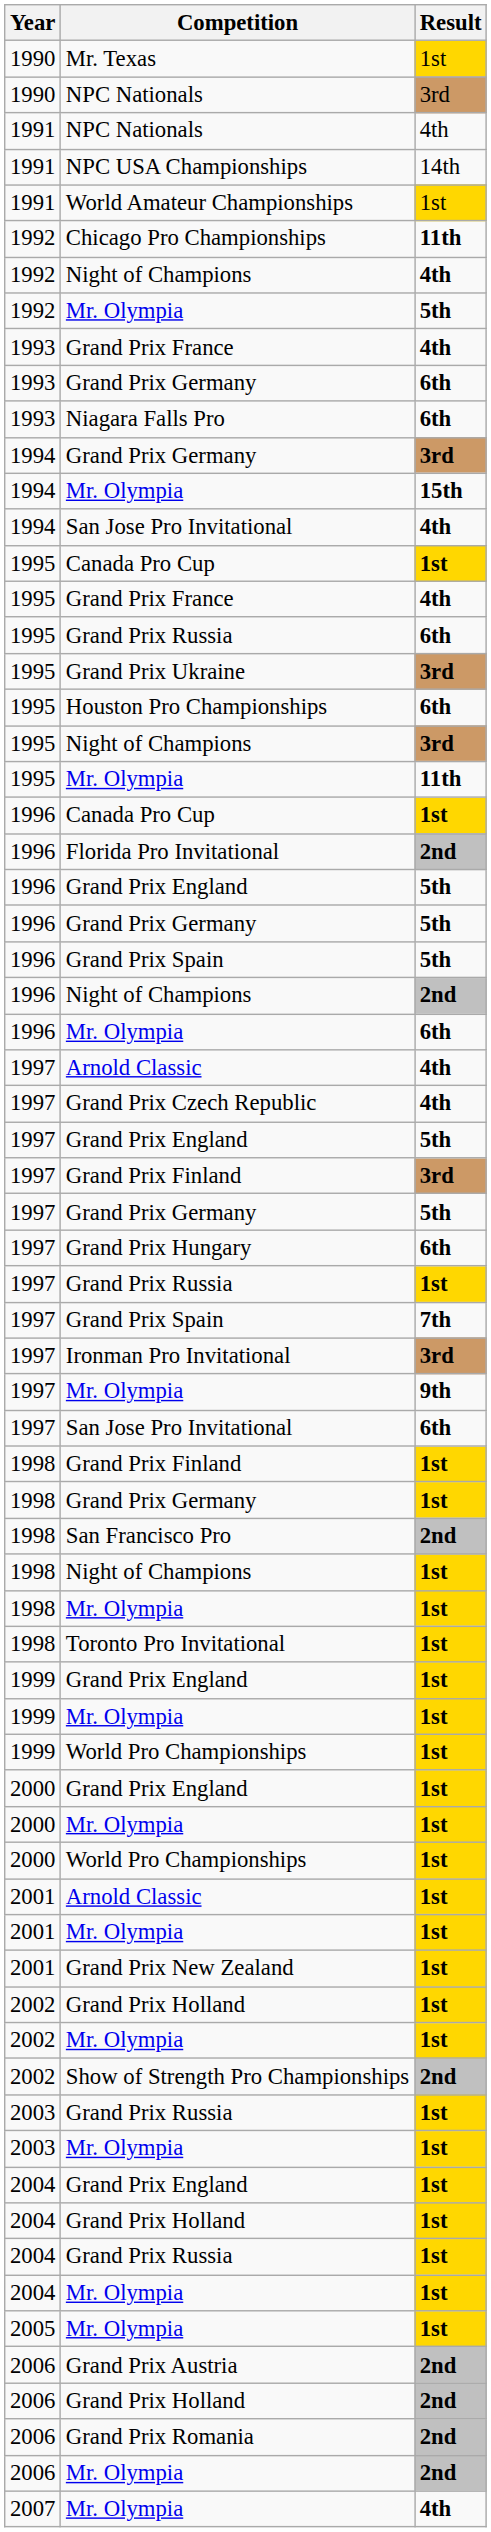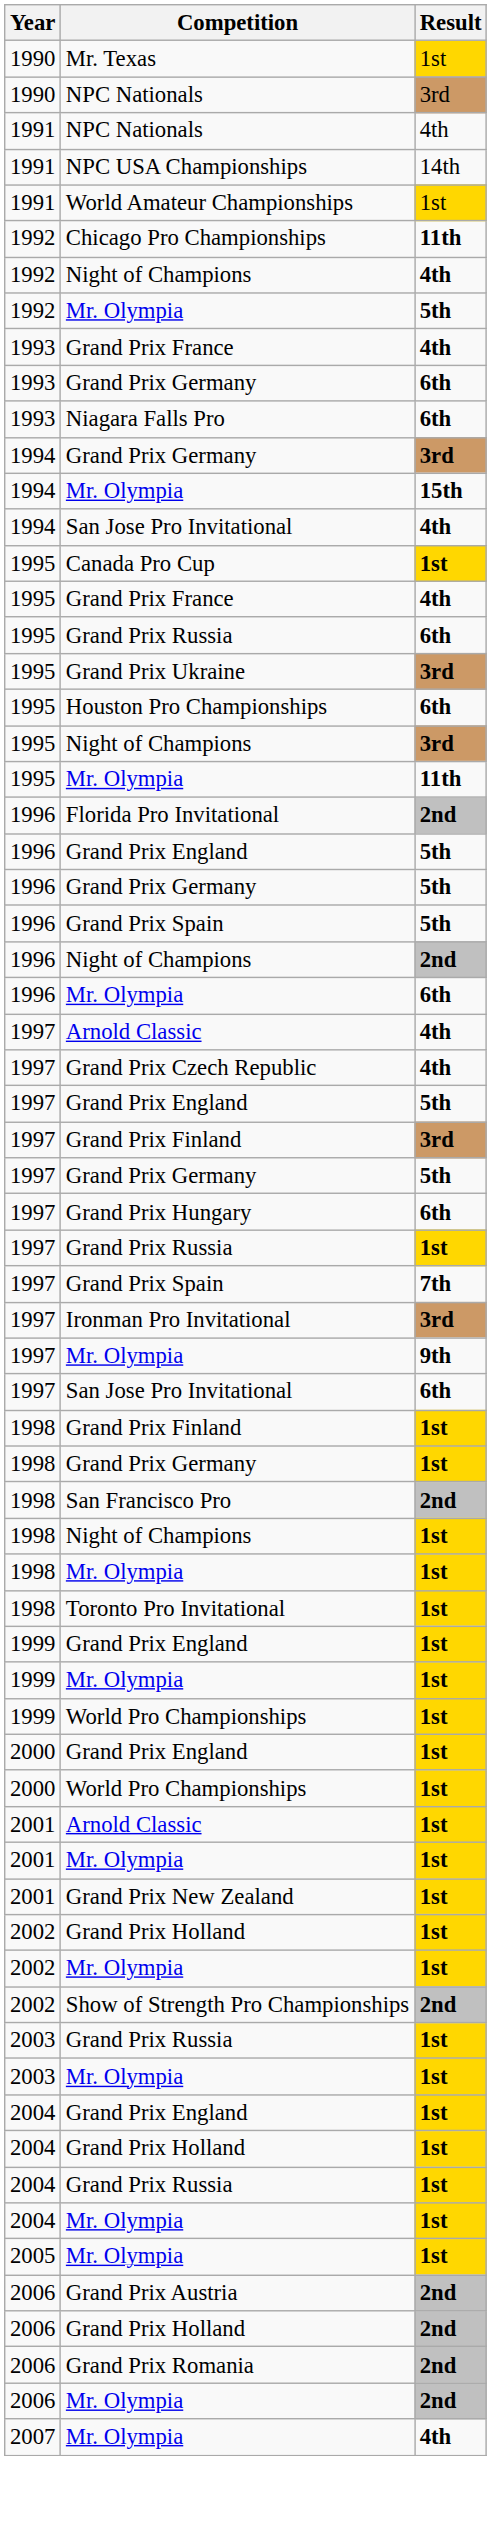- row: (33, 815)
- row: (33, 1824)
